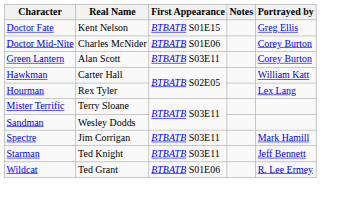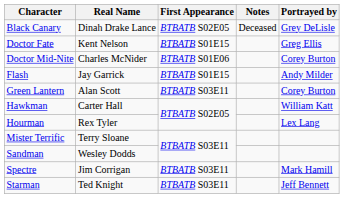+ row: (34, 28)
+ row: (17, 75)
- row: (22, 169)
